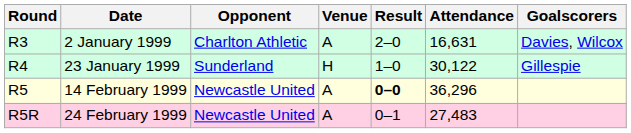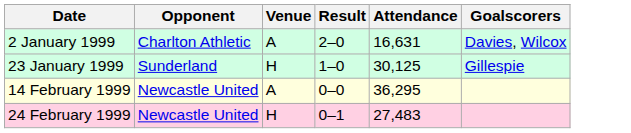- column: (33, 16)
(453, 66) 30,122 -> (397, 66) 30,125
(388, 90) bold -> (331, 90) normal
(453, 90) 36,296 -> (397, 90) 36,295
(327, 115) A -> (271, 115) H
